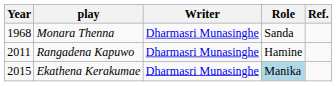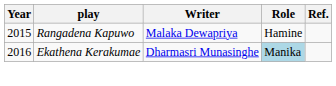- row: (76, 33)
(19, 52) 2011 -> (19, 33) 2015
(202, 52) Dharmasri Munasinghe -> (192, 33) Malaka Dewapriya
(19, 71) 2015 -> (19, 52) 2016
